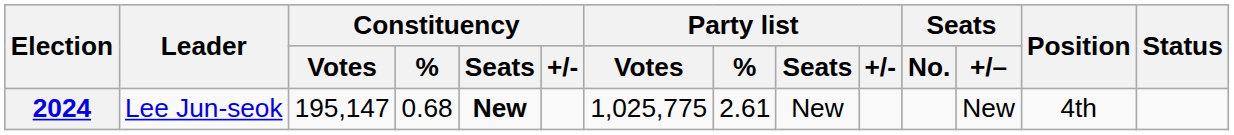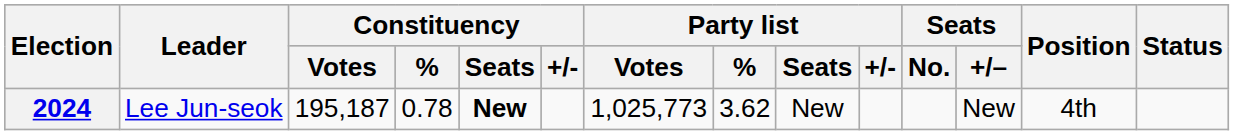(342, 108) 195,147 -> (342, 108) 195,187
(427, 108) 0.68 -> (427, 108) 0.78
(649, 108) 1,025,775 -> (649, 108) 1,025,773
(745, 108) 2.61 -> (745, 108) 3.62
